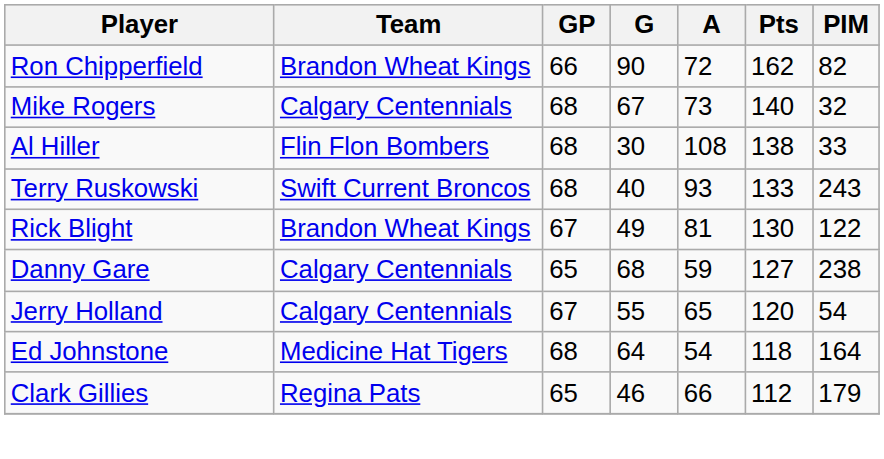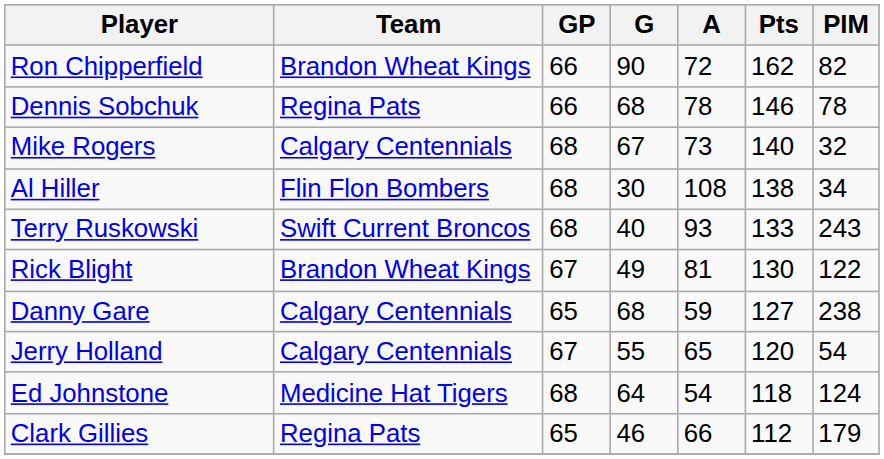+ row: (105, 106)
(833, 147) 33 -> (833, 188) 34
(840, 351) 164 -> (840, 392) 124
